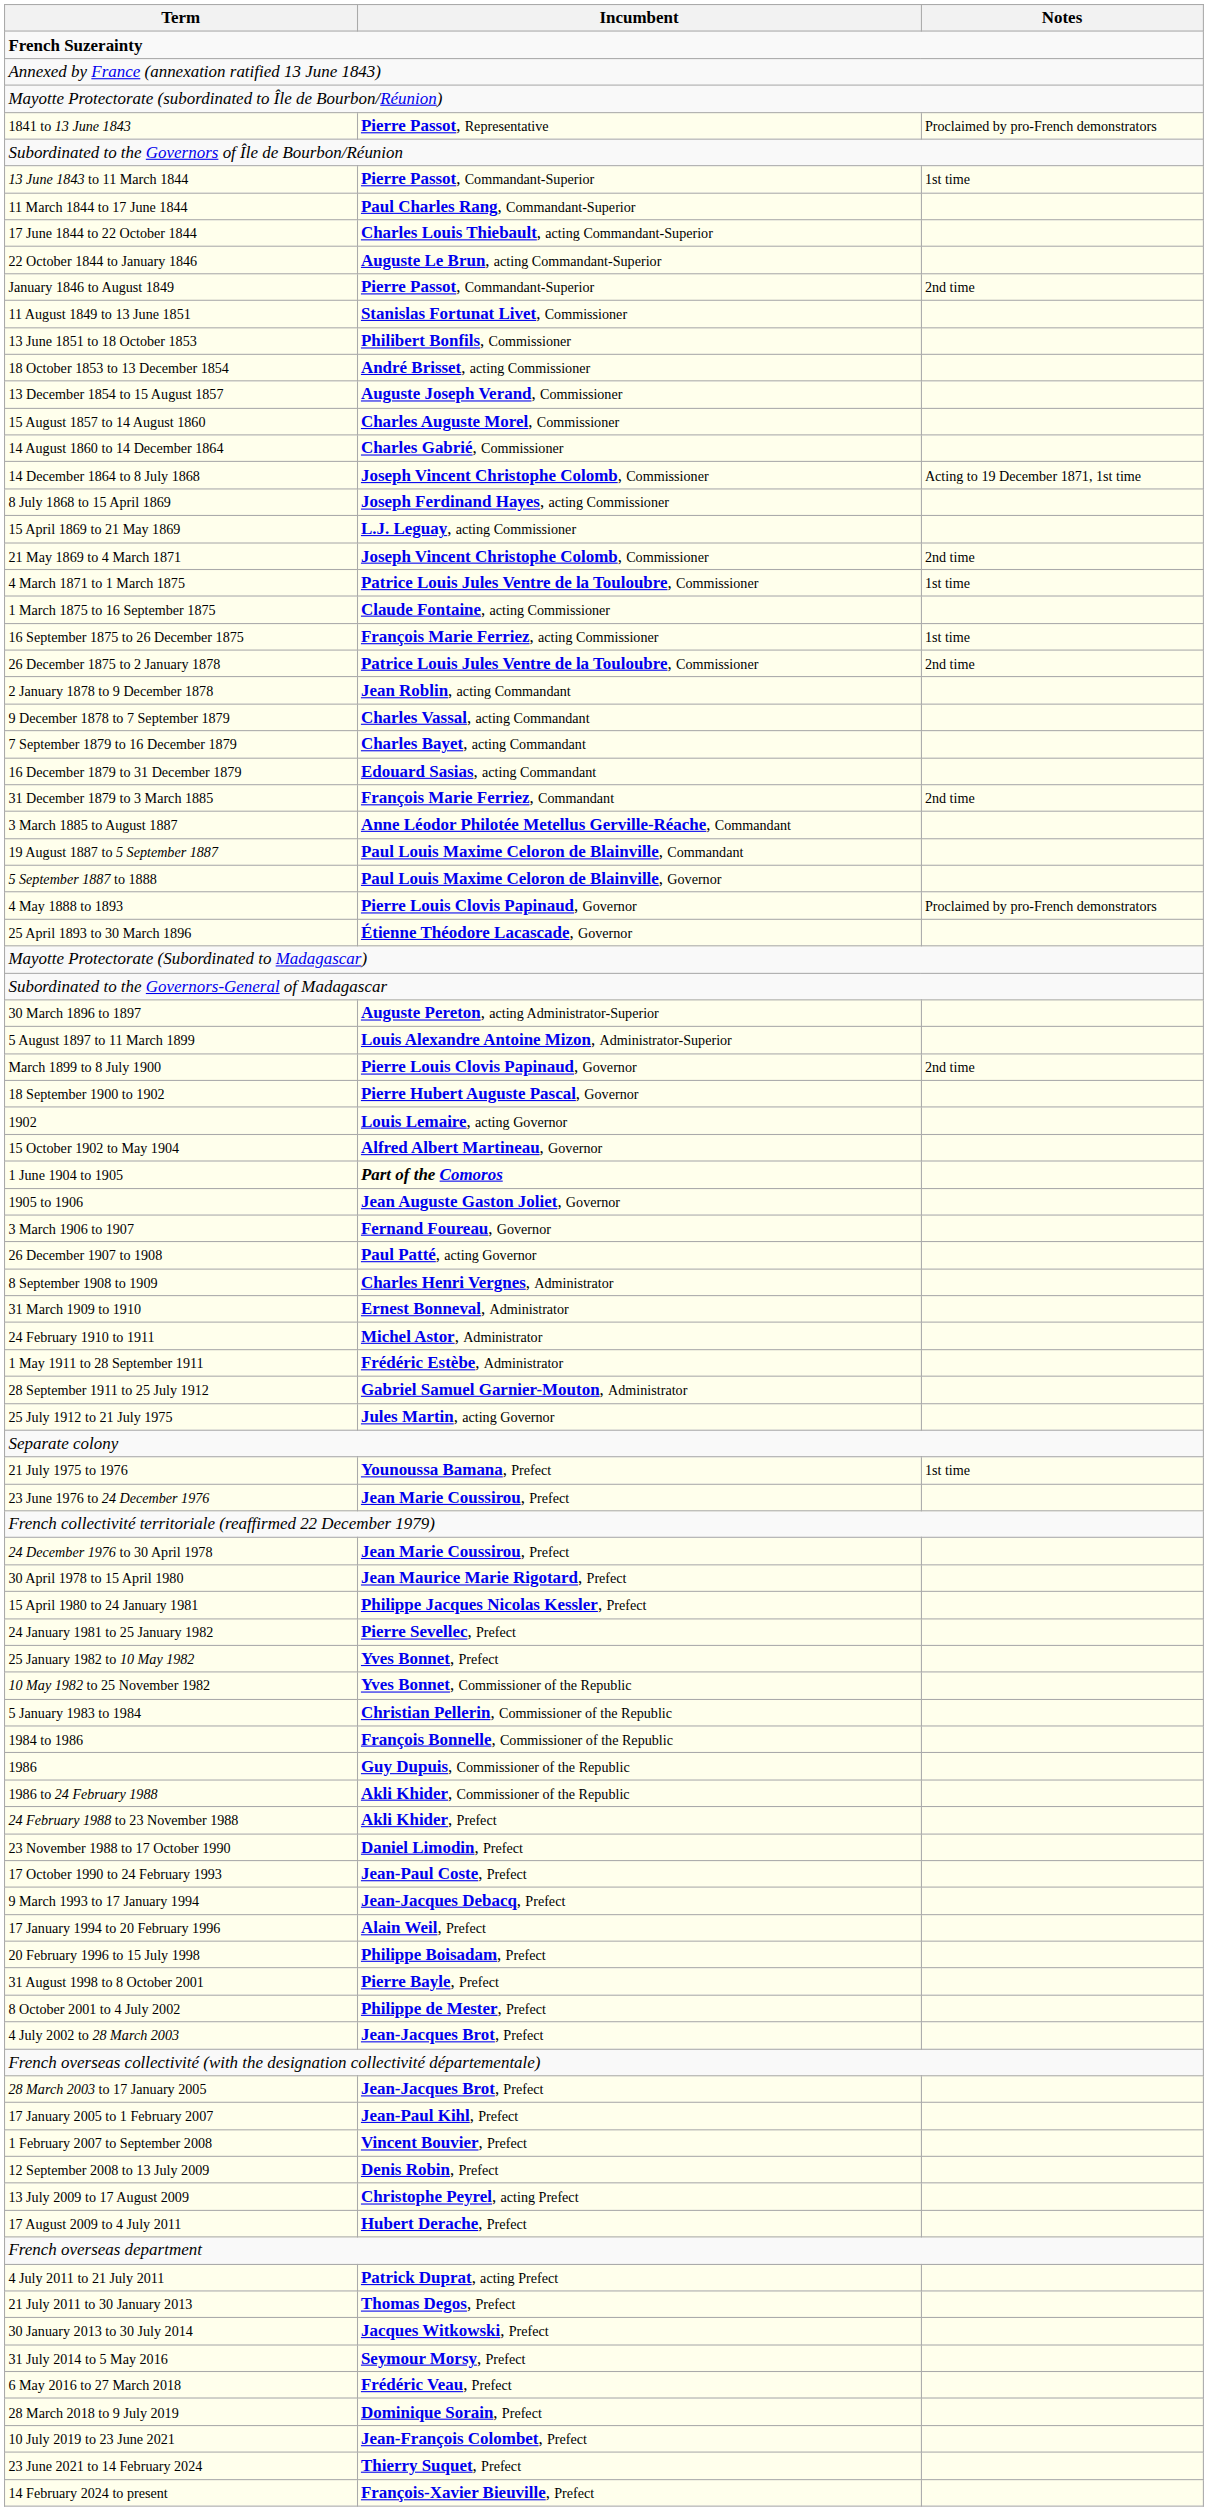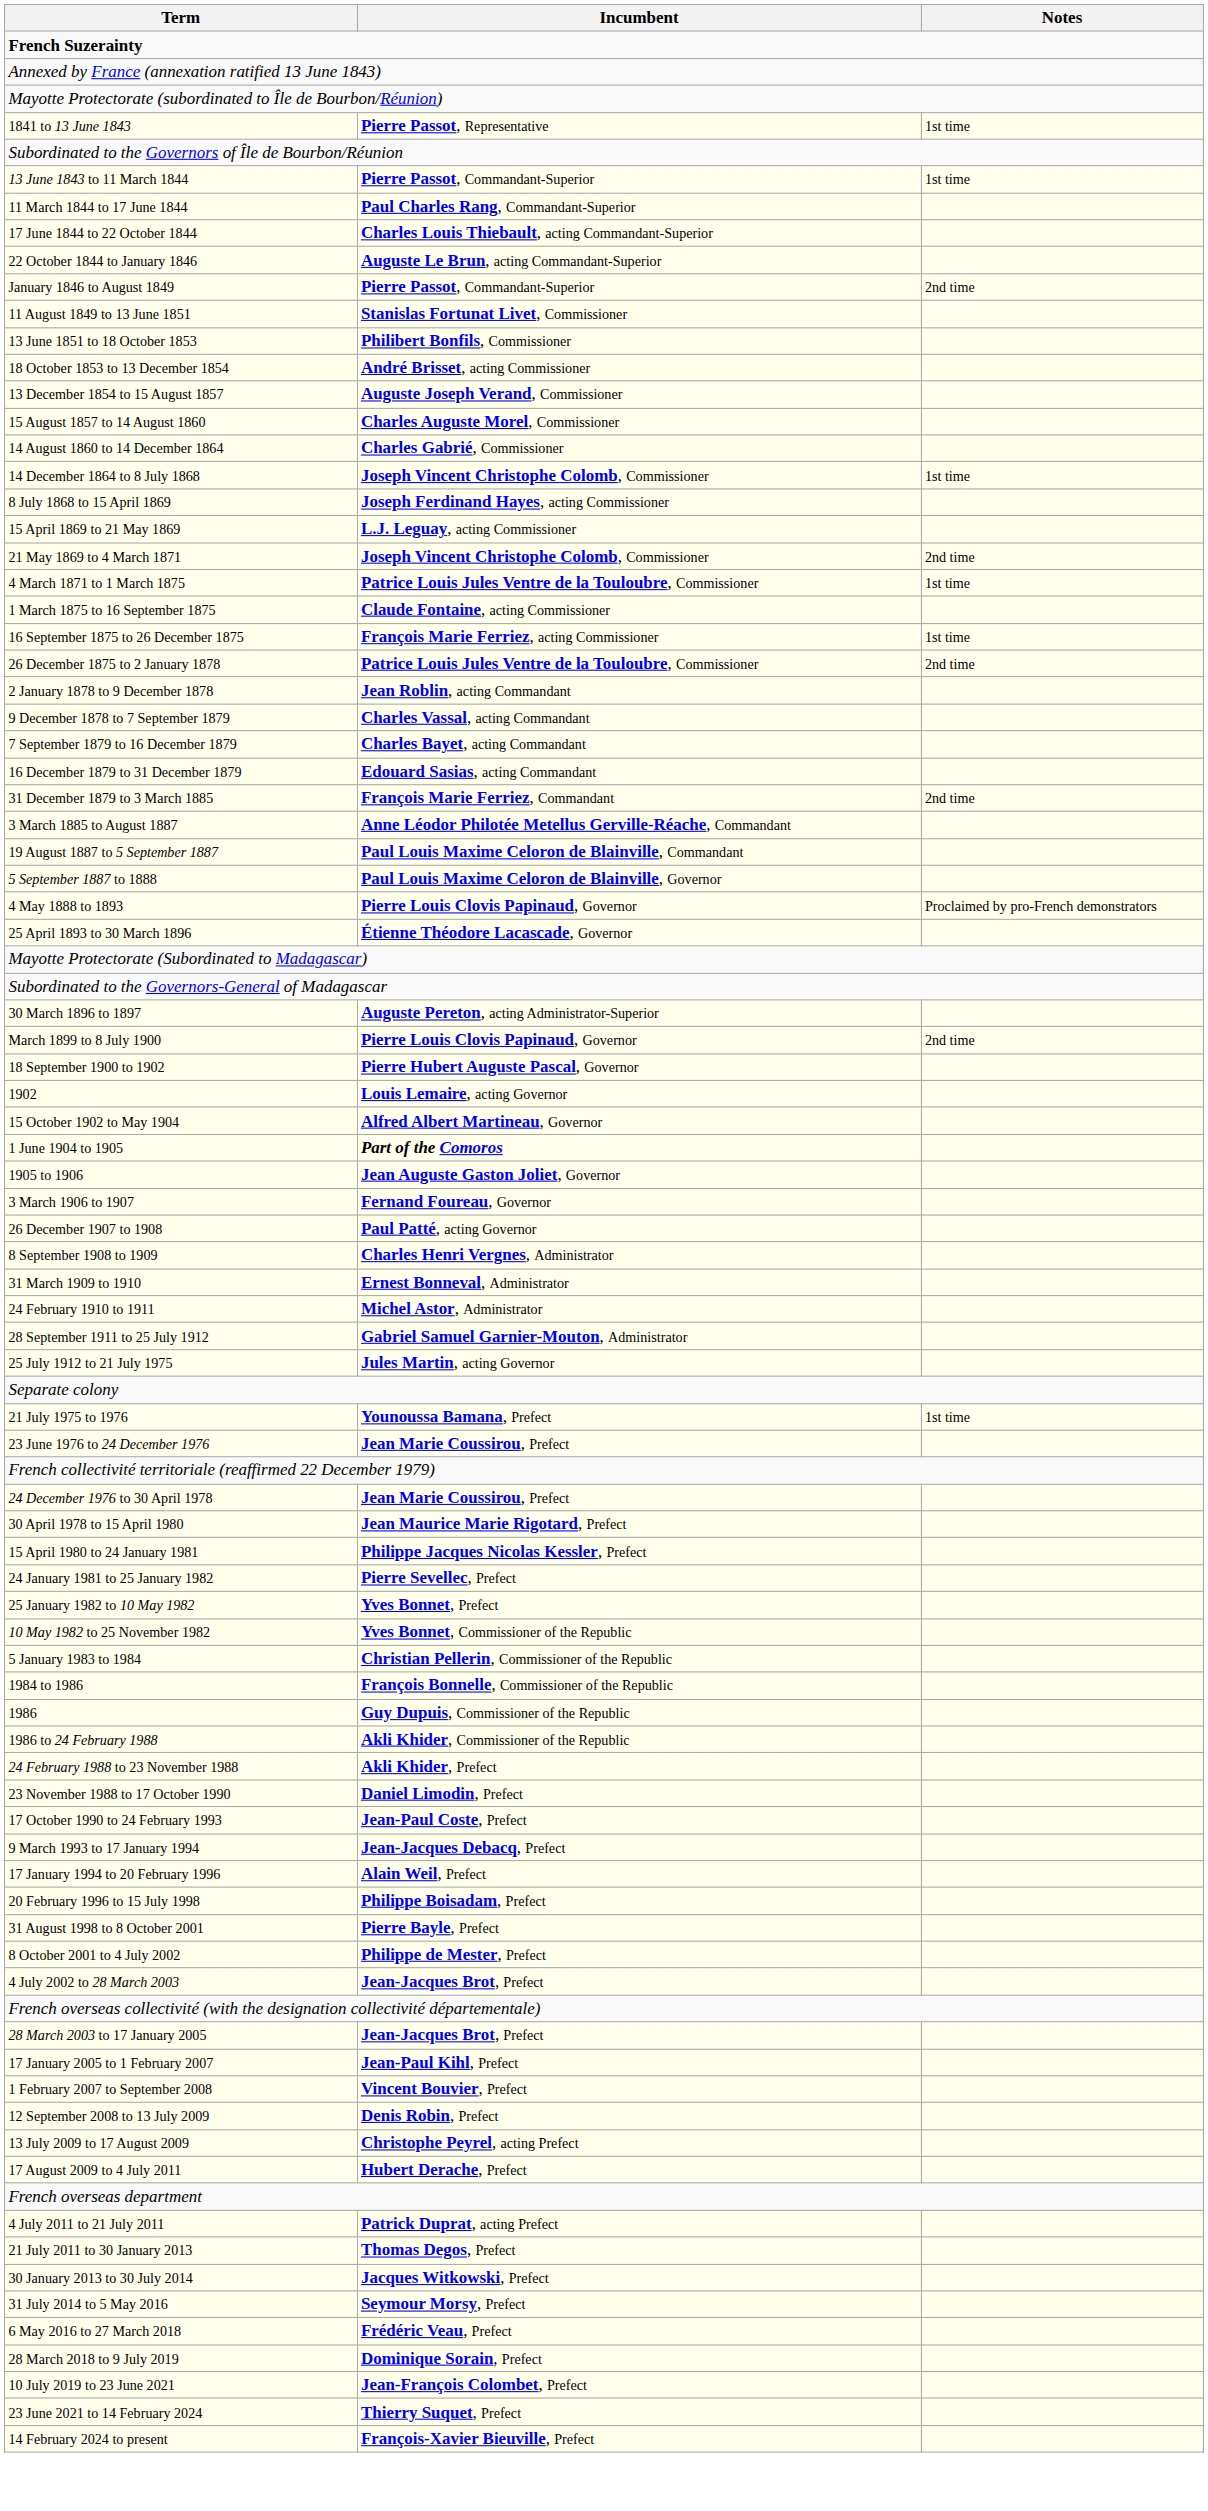(1041, 126) Proclaimed by pro-French demonstrators -> (947, 126) 1st time
(1033, 476) Acting to 19 December 1871, 1st time -> (947, 476) 1st time
- row: (102, 1041)
- row: (106, 1363)
